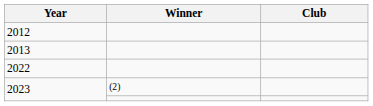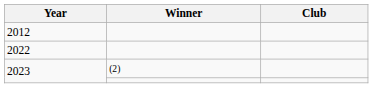- row: (19, 50)
